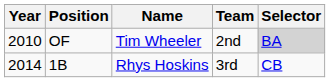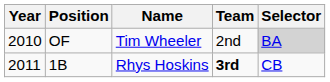(25, 64) 2014 -> (24, 64) 2011
(227, 64) normal -> (228, 64) bold
